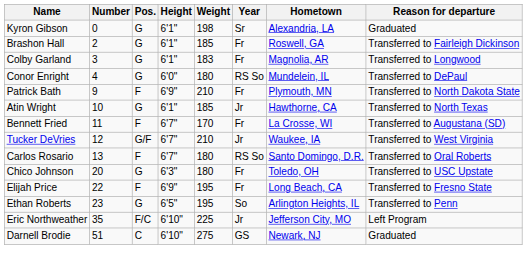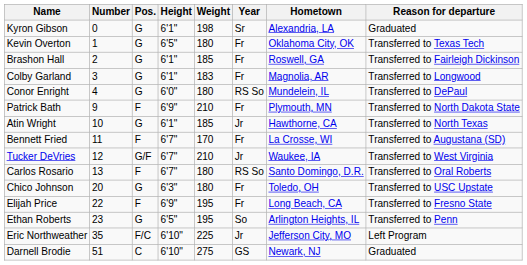+ row: (39, 44)
